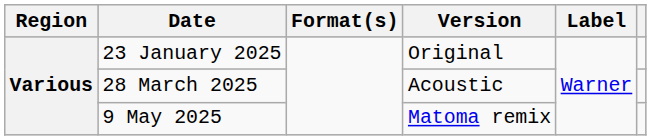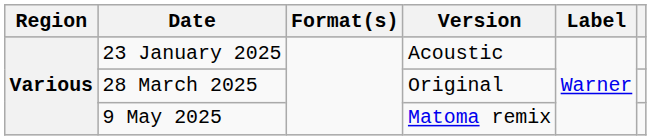(456, 53) Original -> (456, 53) Acoustic
(456, 86) Acoustic -> (456, 86) Original
